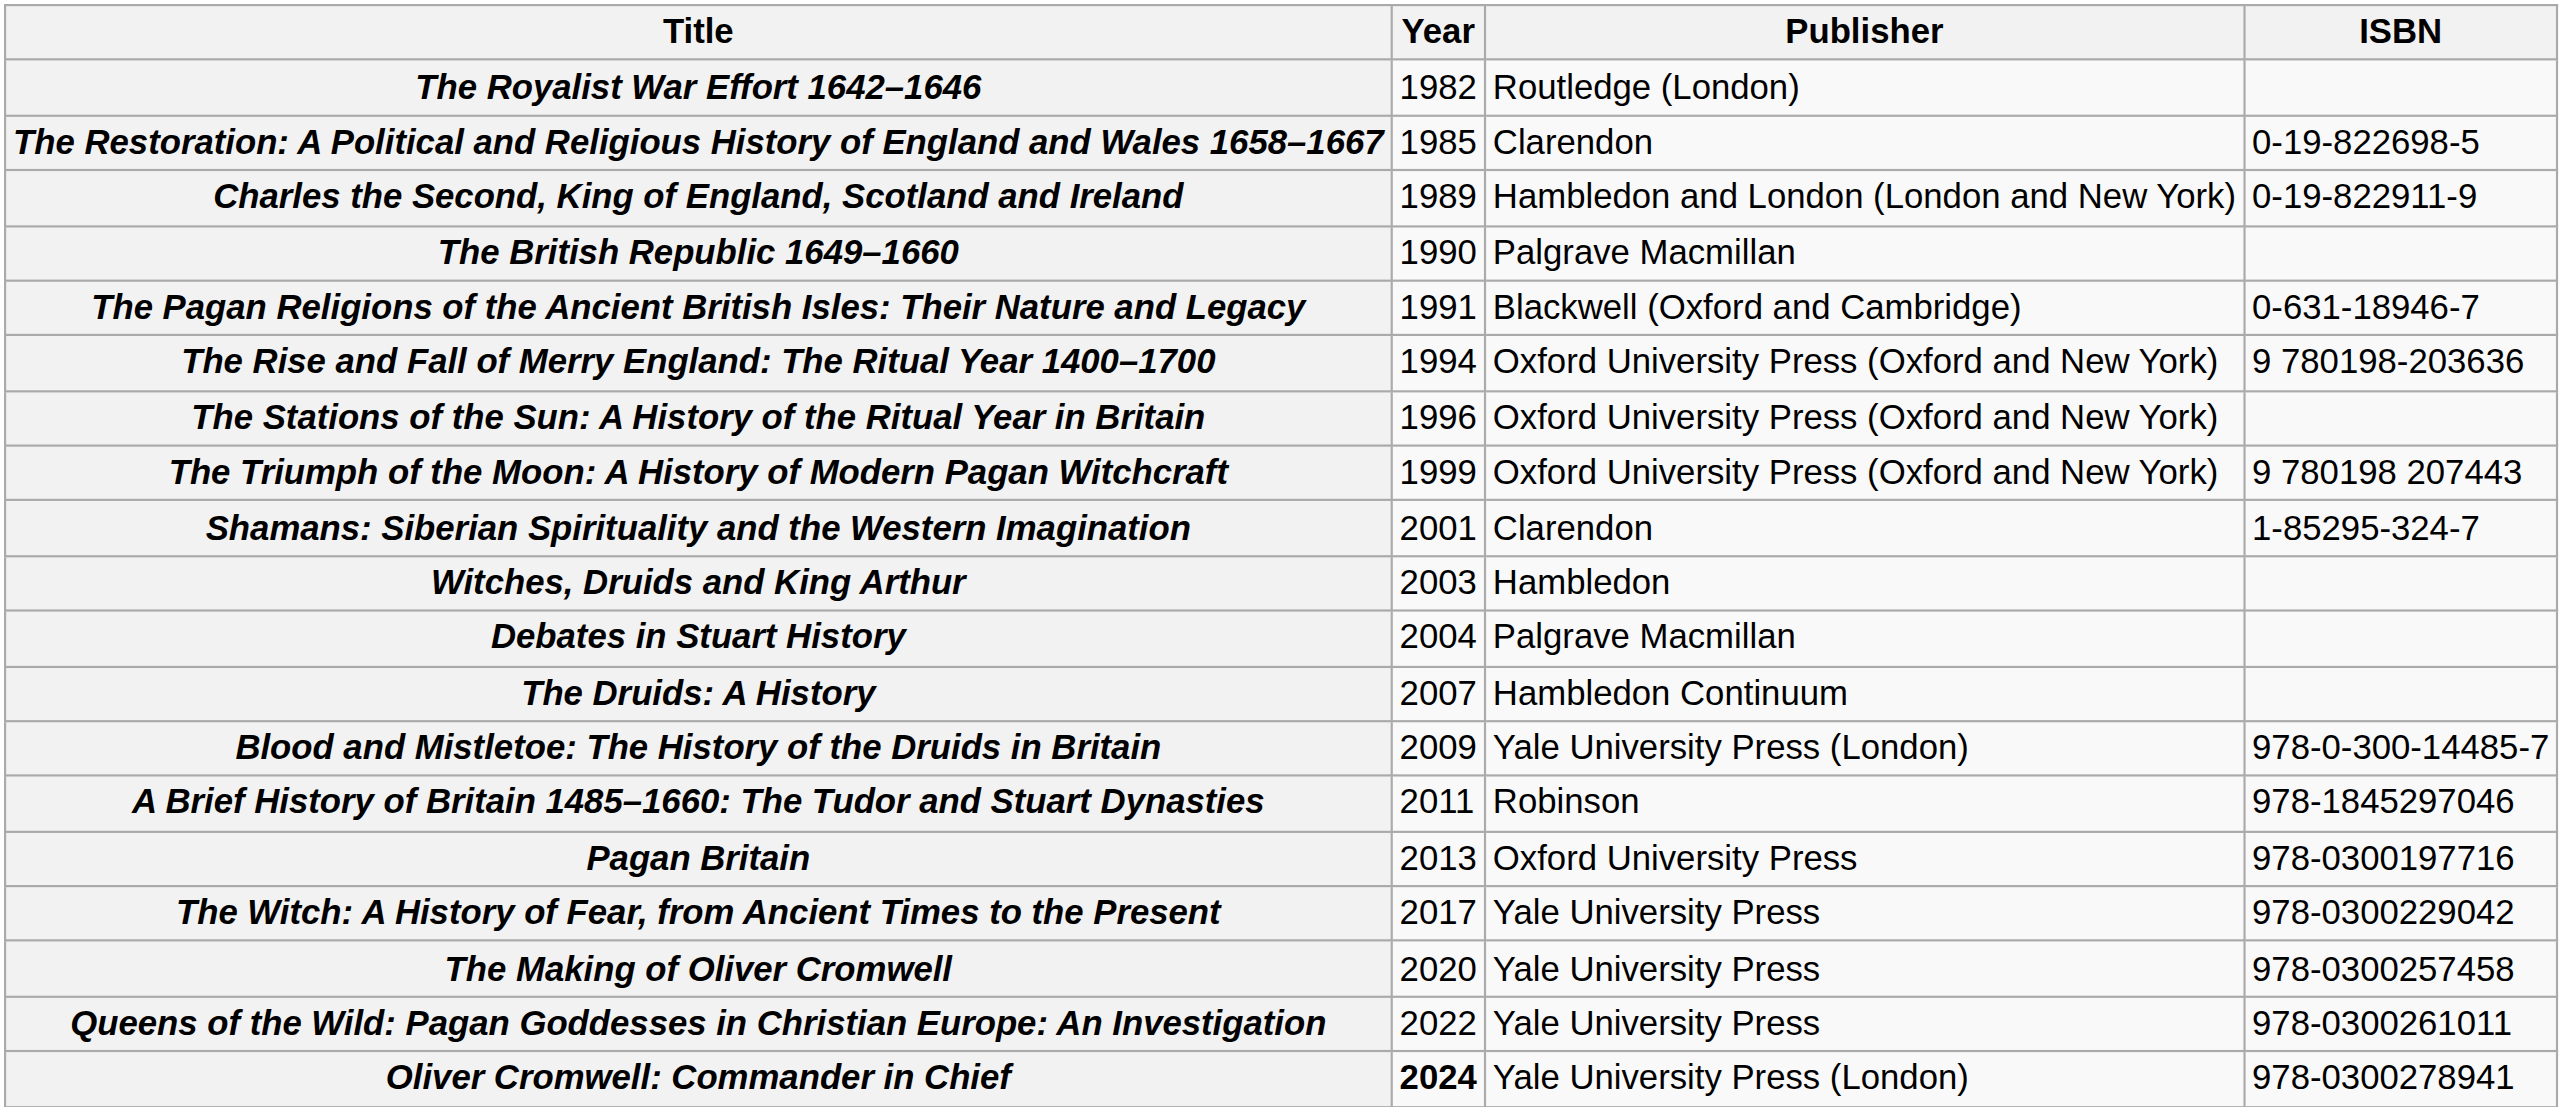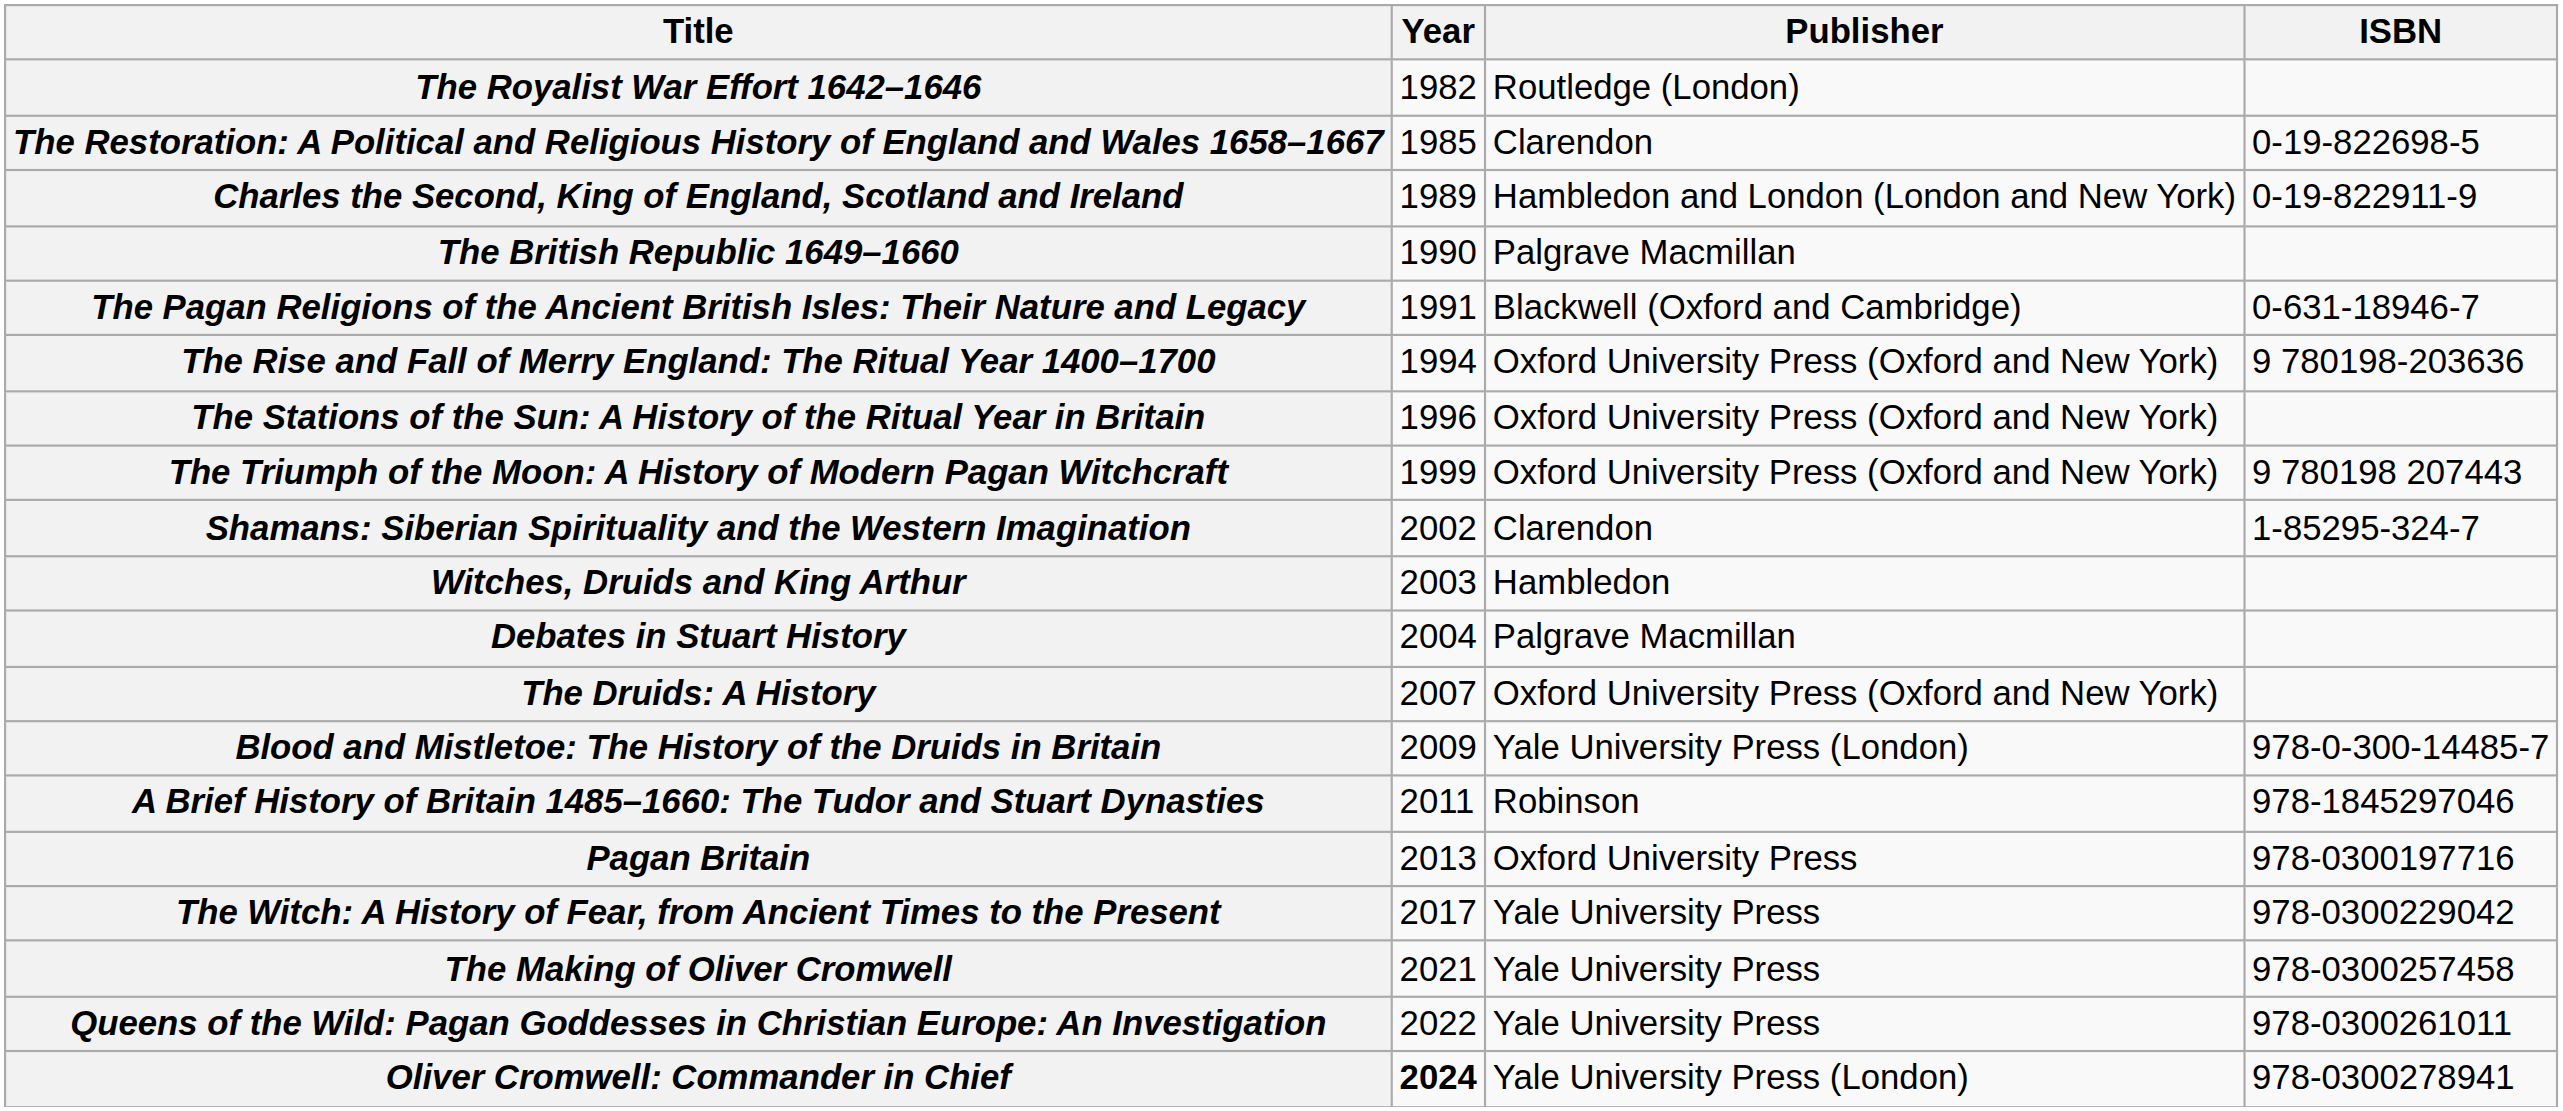(1438, 527) 2001 -> (1438, 527) 2002
(1670, 692) Hambledon Continuum -> (1856, 692) Oxford University Press (Oxford and New York)
(1438, 968) 2020 -> (1438, 968) 2021
